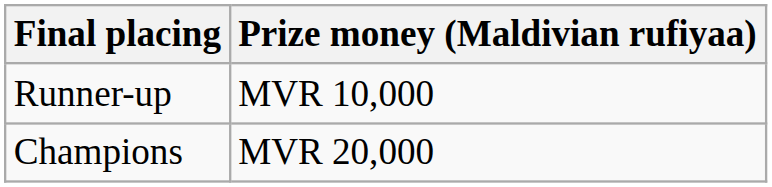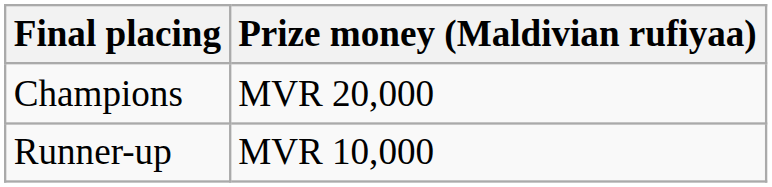rows swapped: (98, 151) <-> (93, 92)
